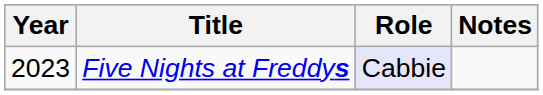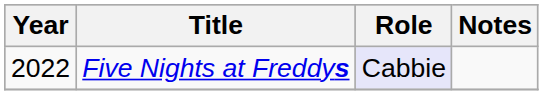(40, 67) 2023 -> (40, 67) 2022
